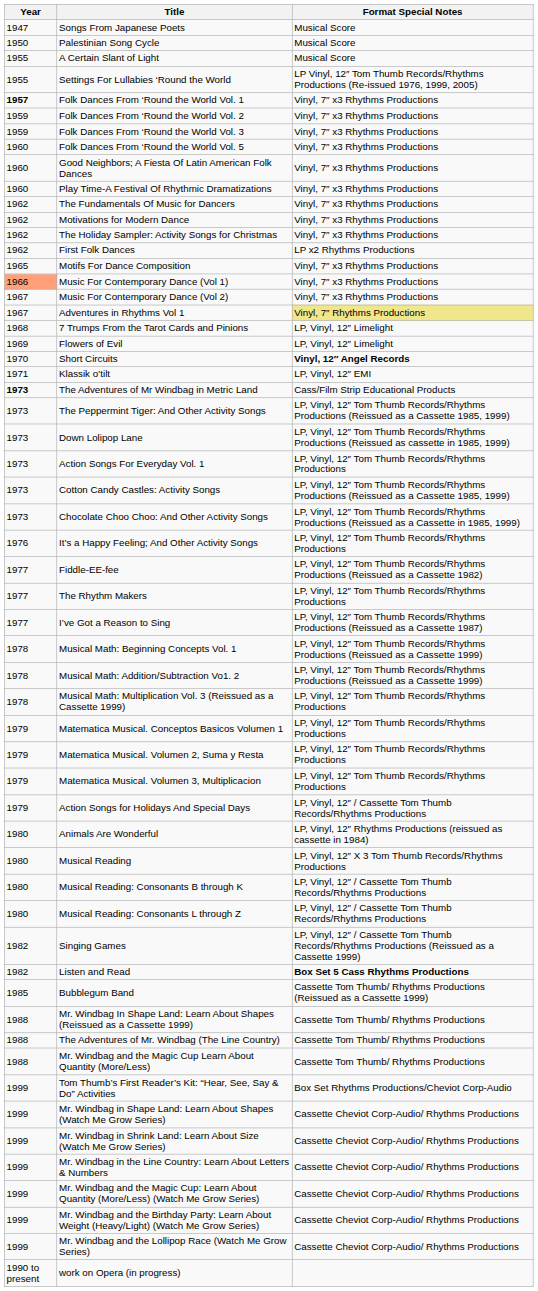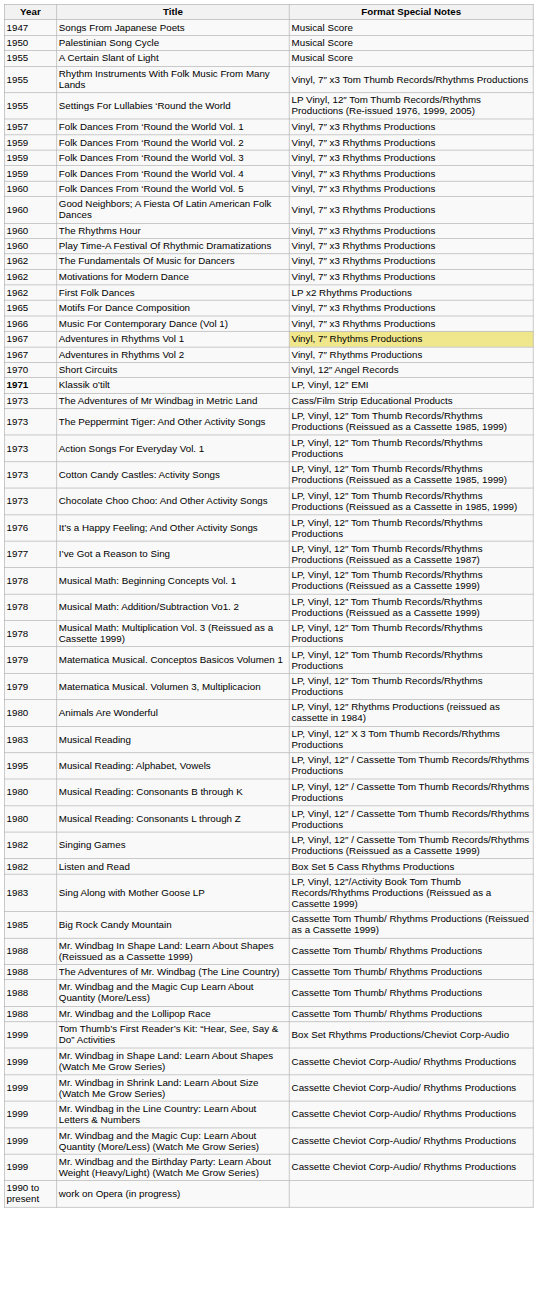+ row: (164, 79)
(17, 100) bold -> (17, 127) normal
+ row: (151, 173)
+ row: (100, 230)
- row: (168, 235)
(17, 281) lightsalmon background -> (17, 323) no background
- row: (144, 297)
+ row: (121, 354)
- row: (154, 328)
- row: (91, 343)
(352, 359) bold -> (345, 370) normal
(17, 374) normal -> (17, 385) bold
(17, 390) bold -> (17, 401) normal
- row: (101, 437)
- row: (89, 569)
- row: (103, 596)
- row: (161, 755)
- row: (155, 808)
(17, 860) 1980 -> (17, 739) 1983
+ row: (135, 766)
(382, 972) bold -> (373, 866) normal
+ row: (132, 892)
- row: (96, 993)
+ row: (115, 924)
+ row: (135, 1014)
- row: (173, 1246)
